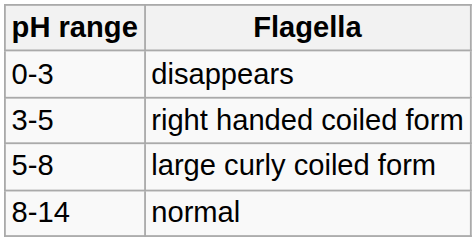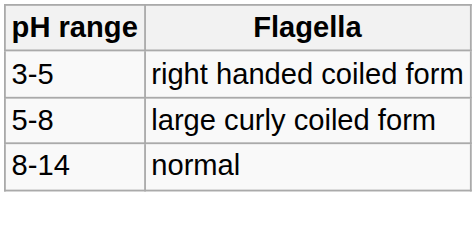- row: (222, 73)
